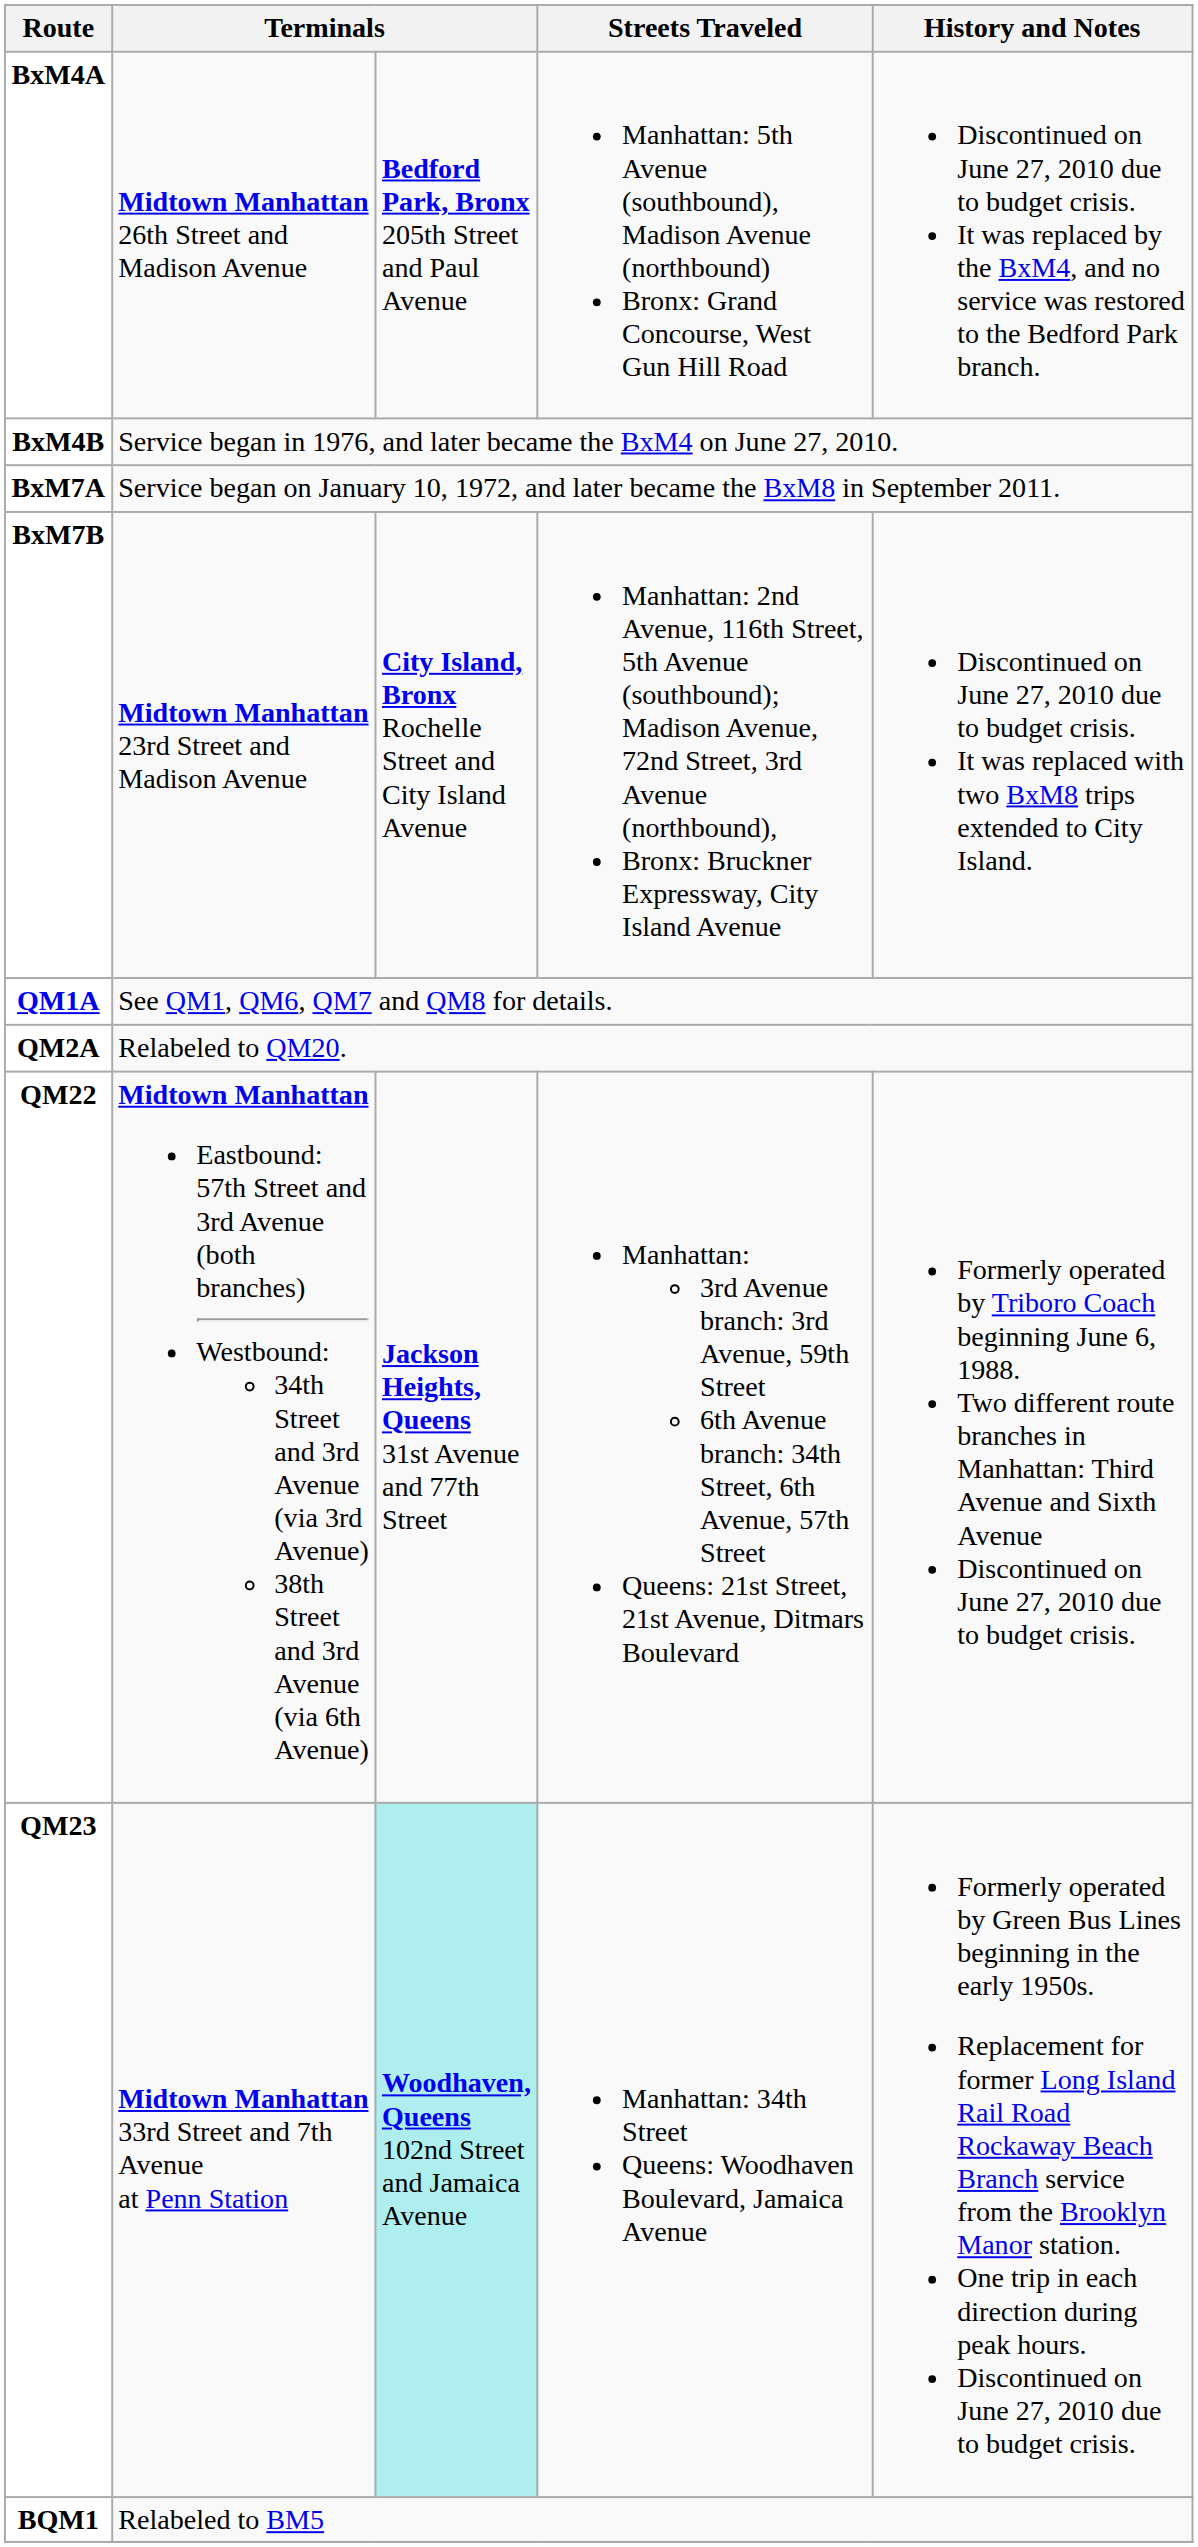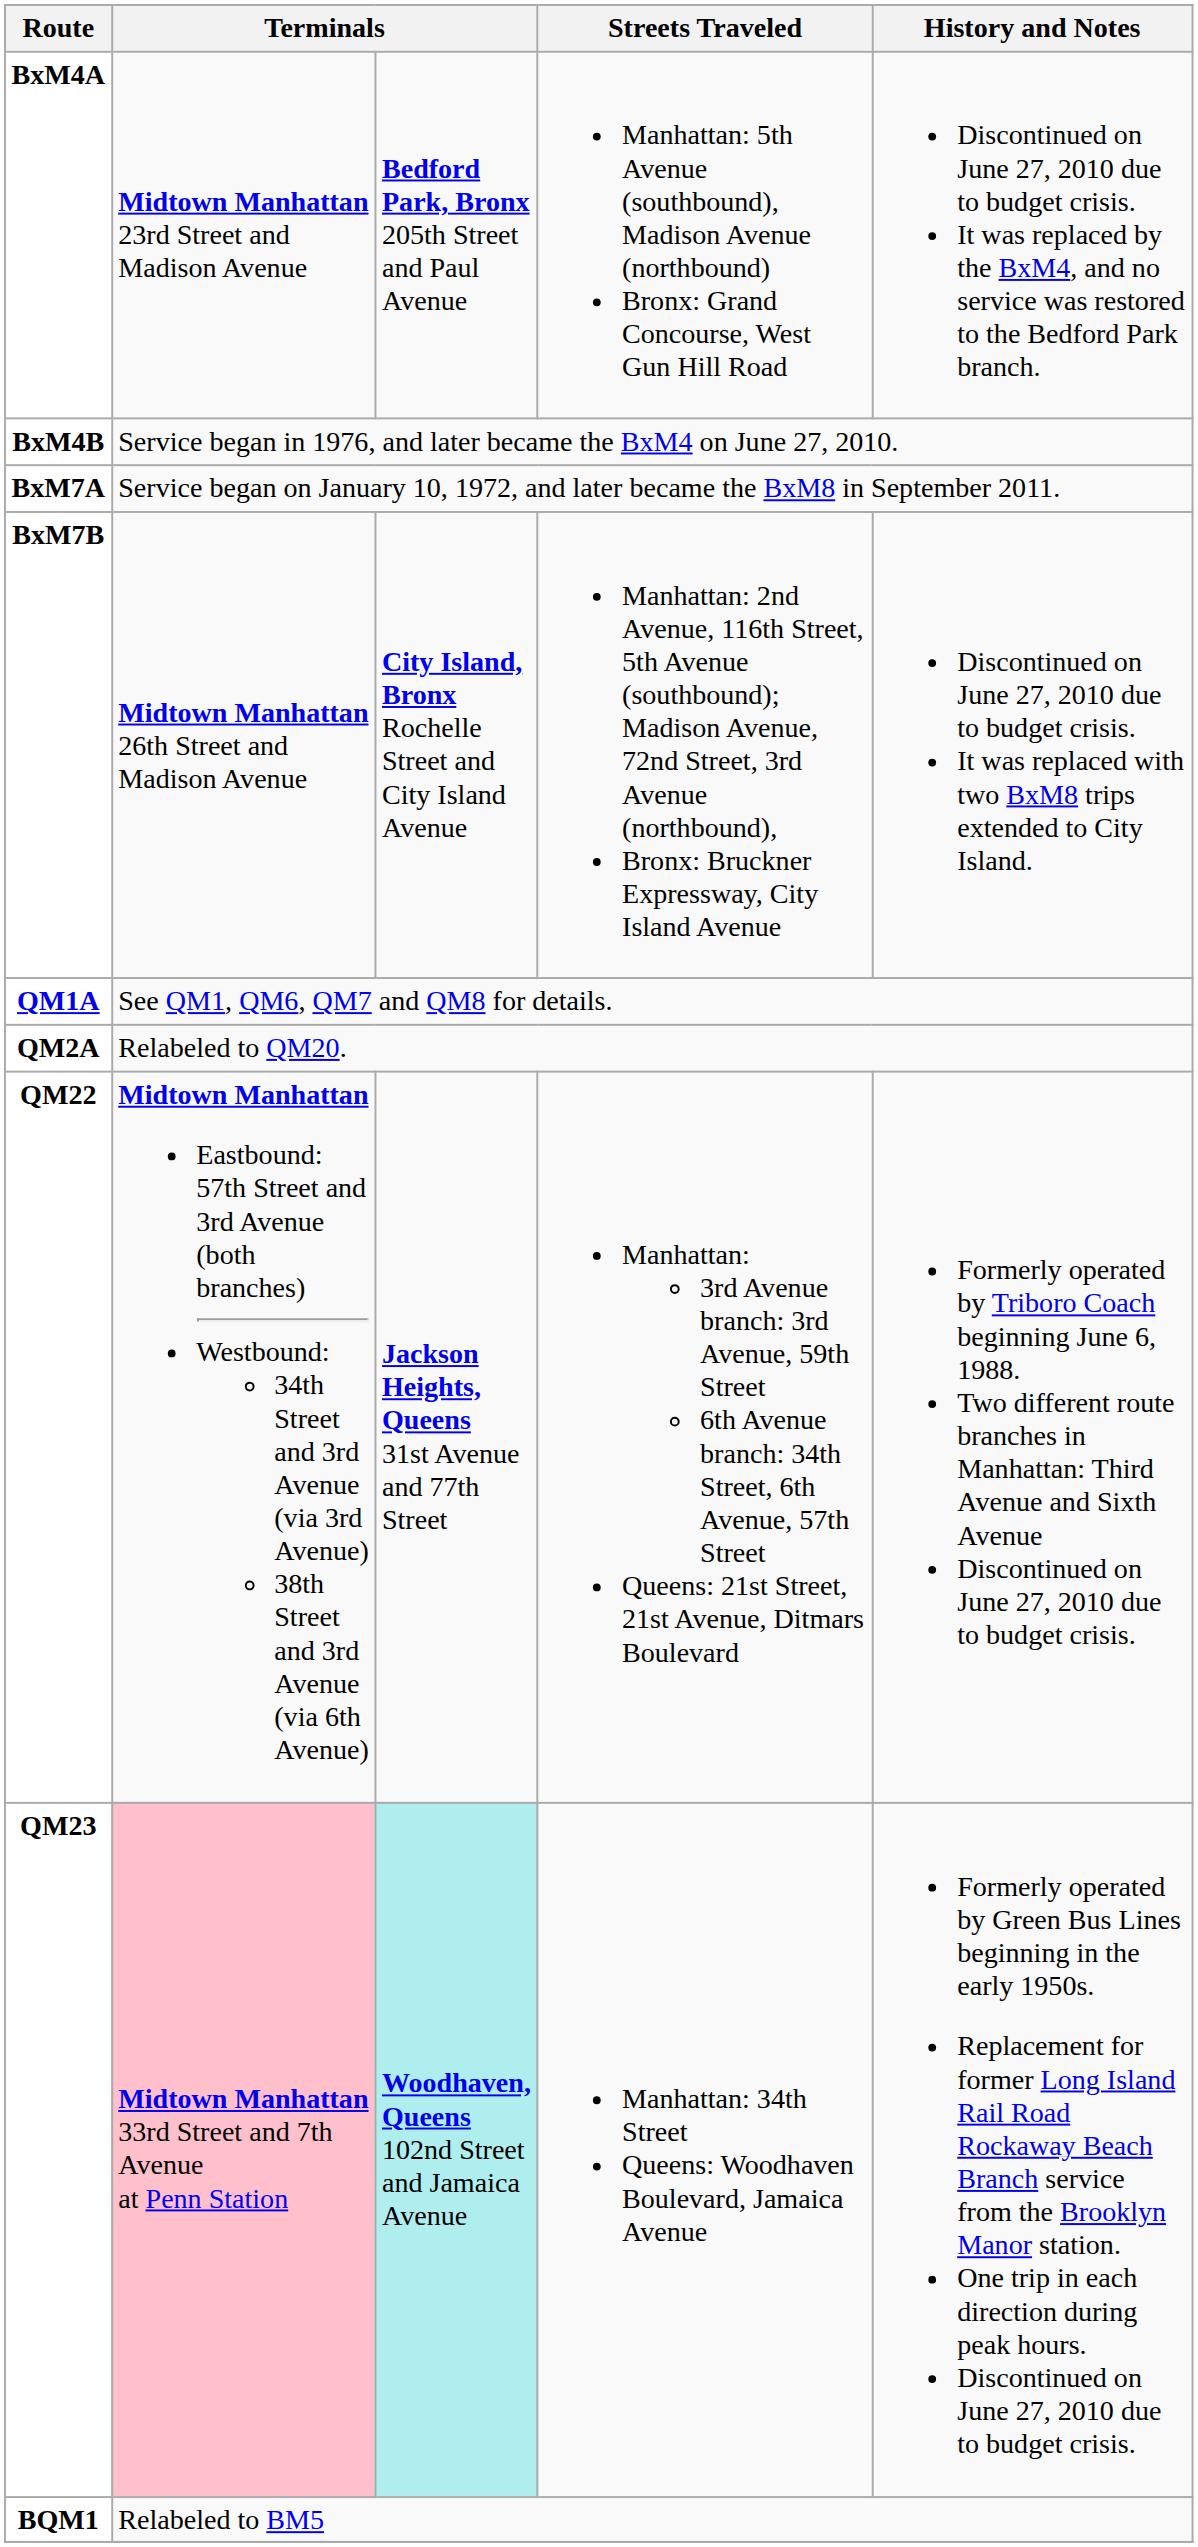(243, 235) Midtown Manhattan 26th Street and Madison Avenue -> (243, 235) Midtown Manhattan 23rd Street and Madison Avenue
(243, 745) Midtown Manhattan 23rd Street and Madison Avenue -> (243, 745) Midtown Manhattan 26th Street and Madison Avenue
(243, 2149) no background -> (243, 2149) pink background
